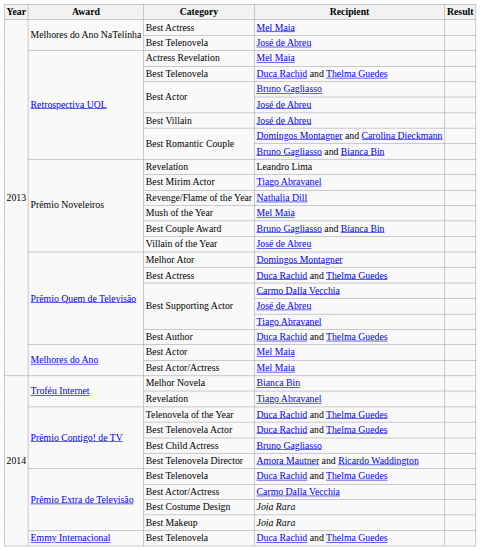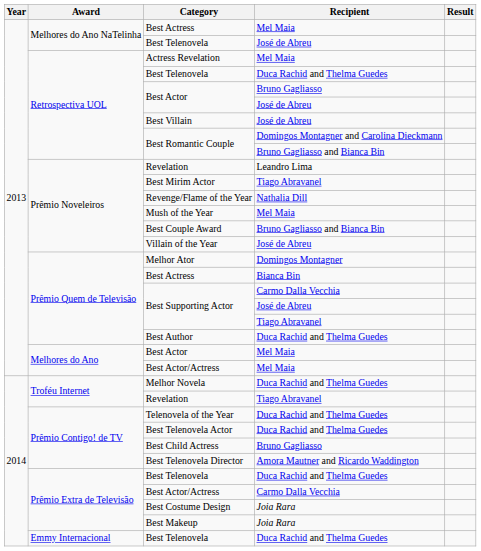(322, 275) Duca Rachid and Thelma Guedes -> (278, 275) Bianca Bin
(278, 383) Bianca Bin -> (322, 383) Duca Rachid and Thelma Guedes
